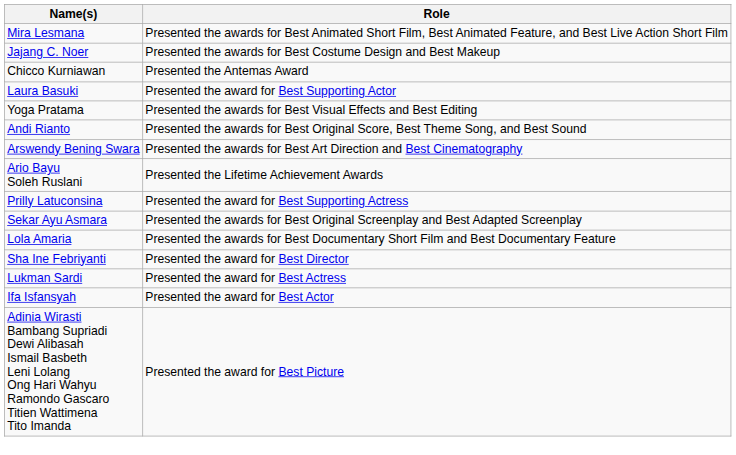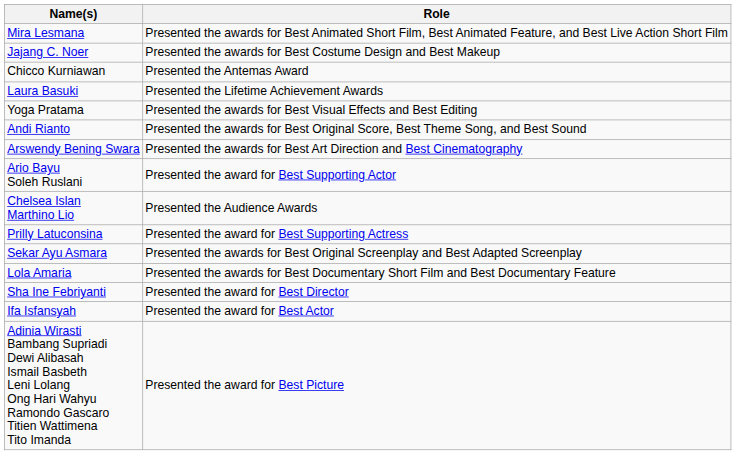(271, 91) Presented the award for Best Supporting Actor -> (264, 91) Presented the Lifetime Achievement Awards
(264, 175) Presented the Lifetime Achievement Awards -> (271, 175) Presented the award for Best Supporting Actor
+ row: (44, 208)
- row: (45, 278)
